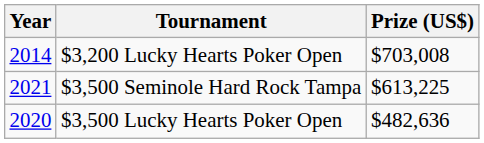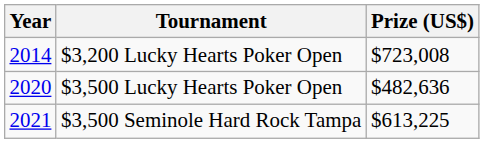(410, 54) $703,008 -> (410, 54) $723,008
rows swapped: (202, 120) <-> (211, 87)
